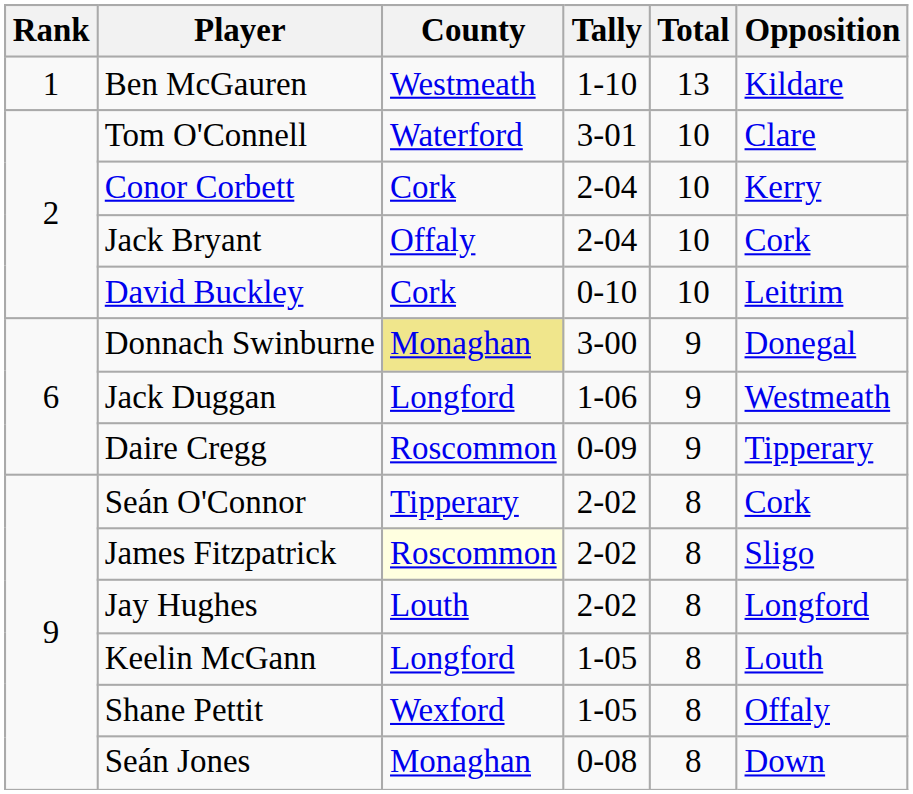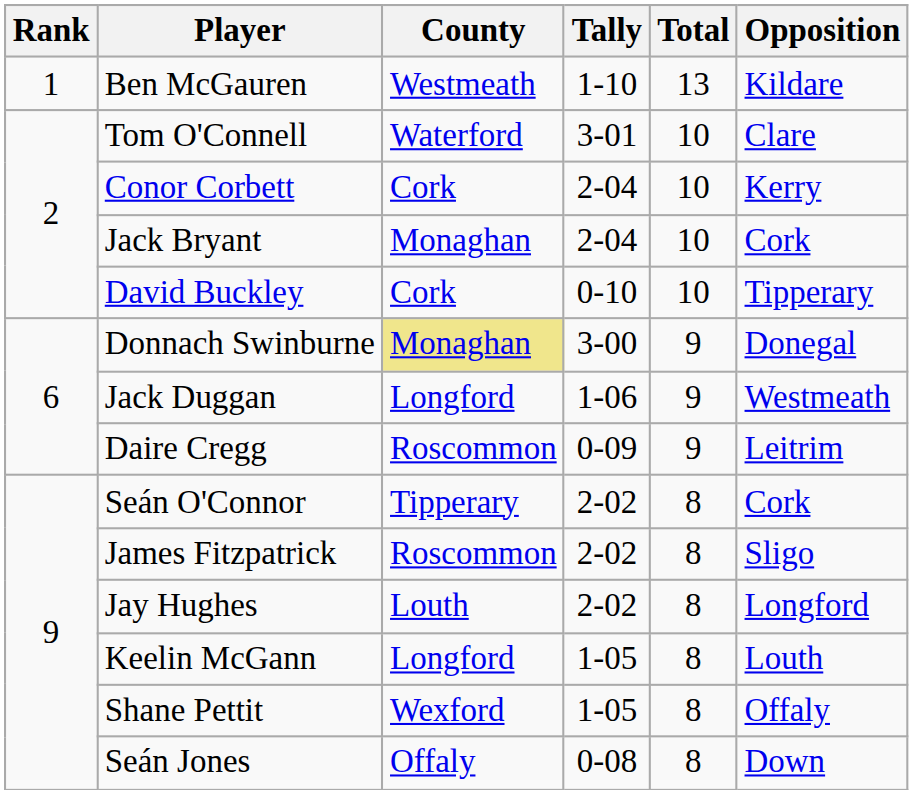(433, 239) Offaly -> (461, 239) Monaghan
(794, 291) Leitrim -> (809, 291) Tipperary
(809, 448) Tipperary -> (794, 448) Leitrim
(473, 553) lightyellow background -> (473, 553) no background
(461, 762) Monaghan -> (433, 762) Offaly
